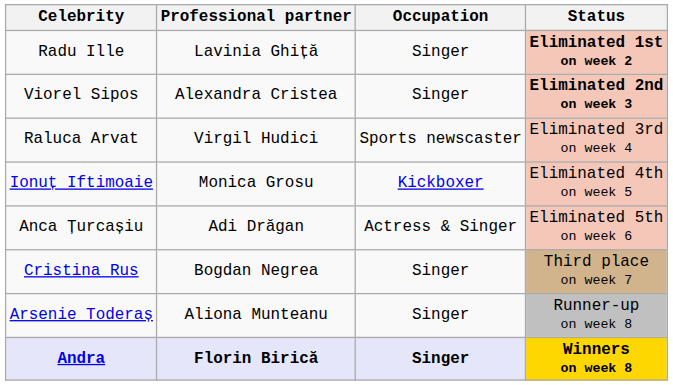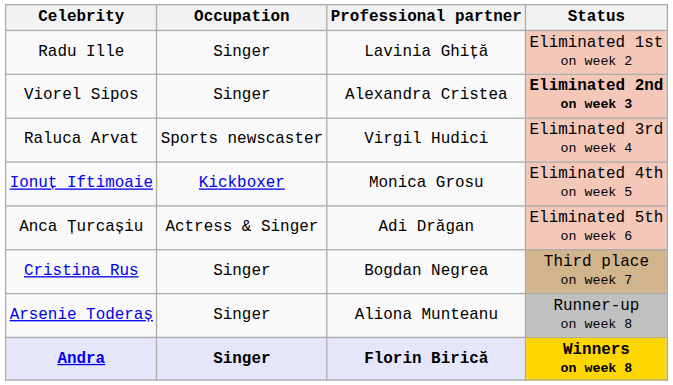columns swapped: (441, 18) <-> (256, 18)
(596, 52) bold -> (596, 52) normal
